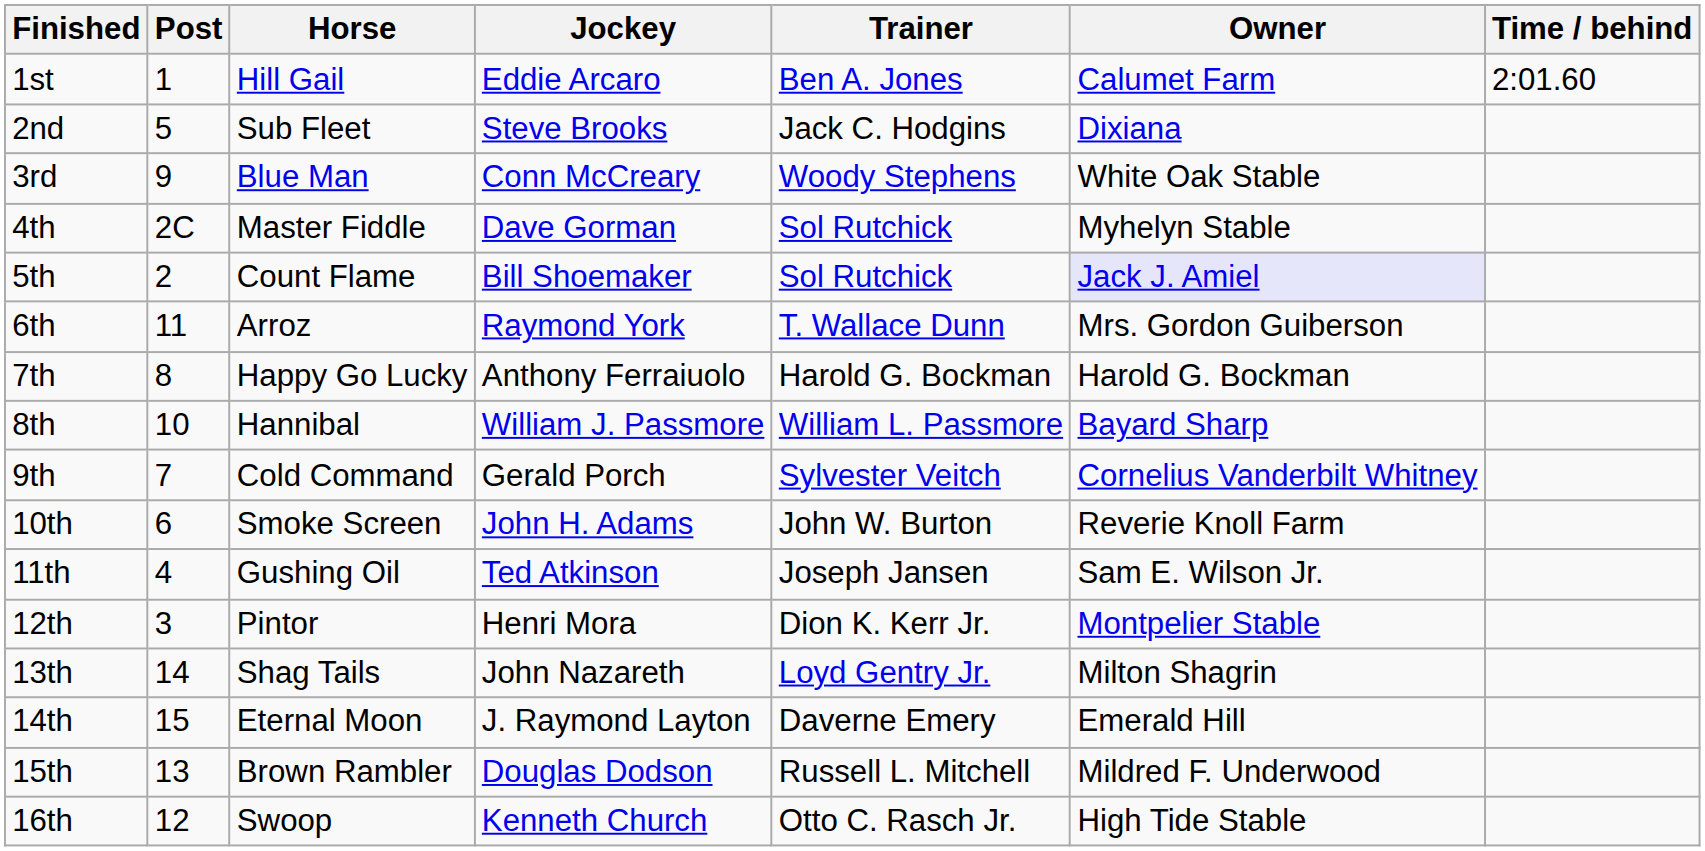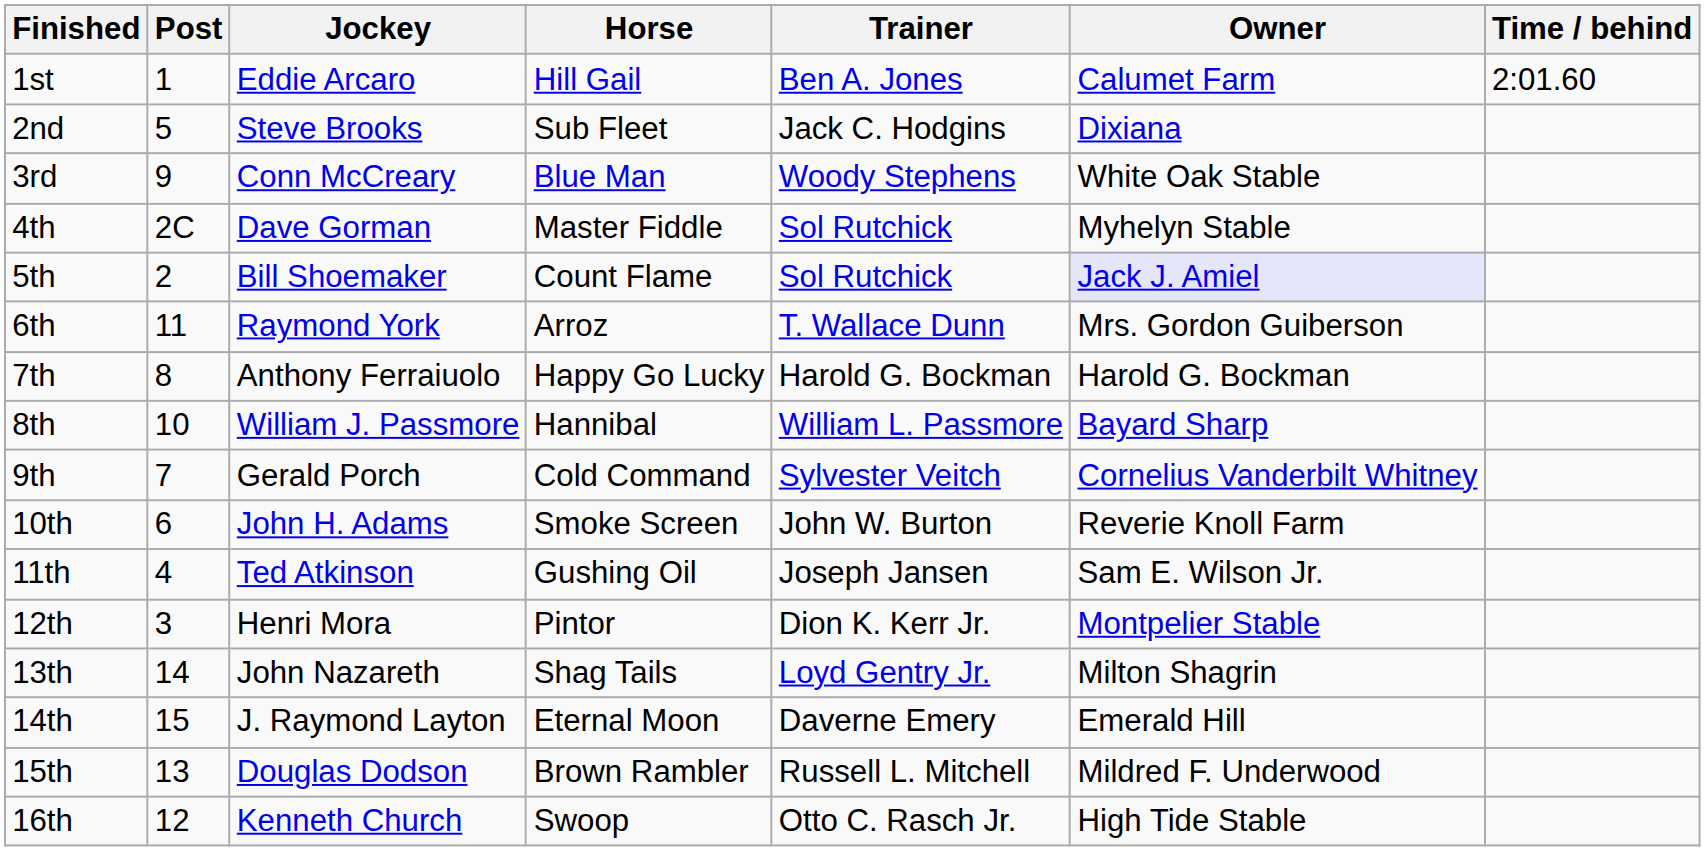columns swapped: (352, 29) <-> (623, 29)
